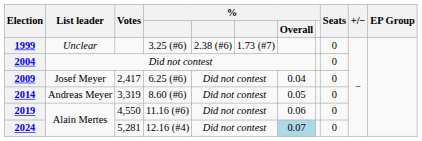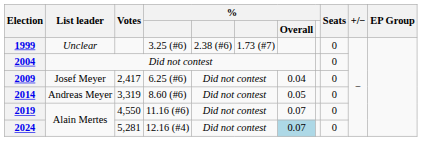(296, 111) 0.06 -> (296, 111) 0.07
